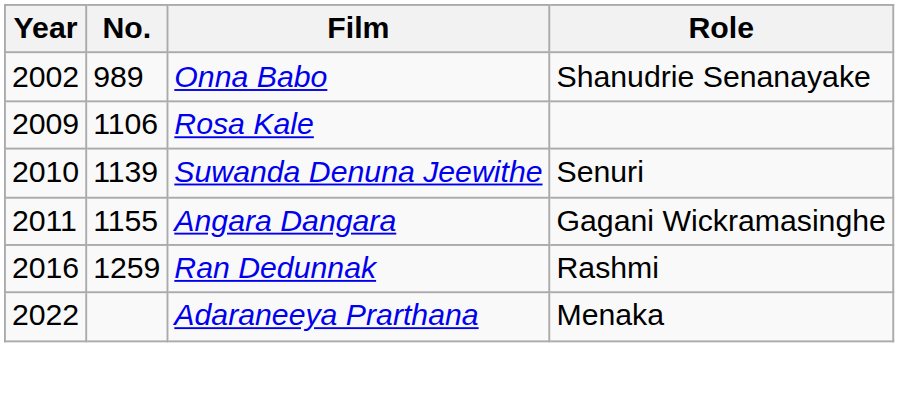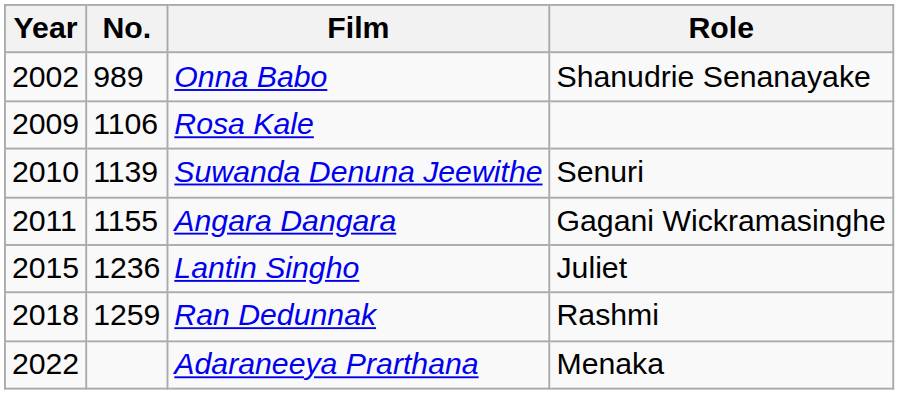+ row: (267, 268)
(46, 268) 2016 -> (46, 316) 2018
